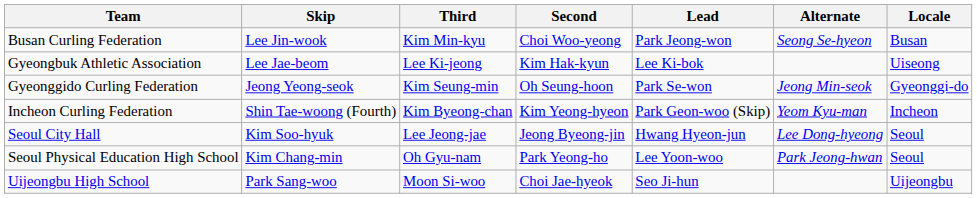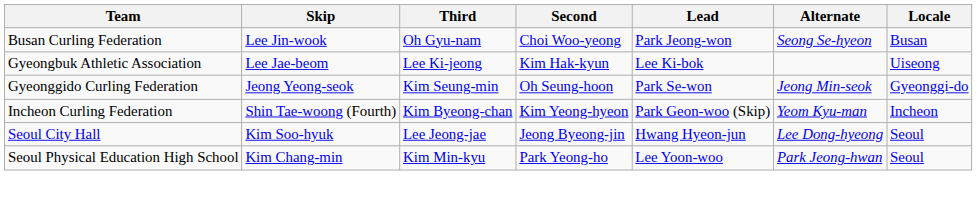(444, 39) Kim Min-kyu -> (442, 39) Oh Gyu-nam
(442, 157) Oh Gyu-nam -> (444, 157) Kim Min-kyu
- row: (79, 181)
